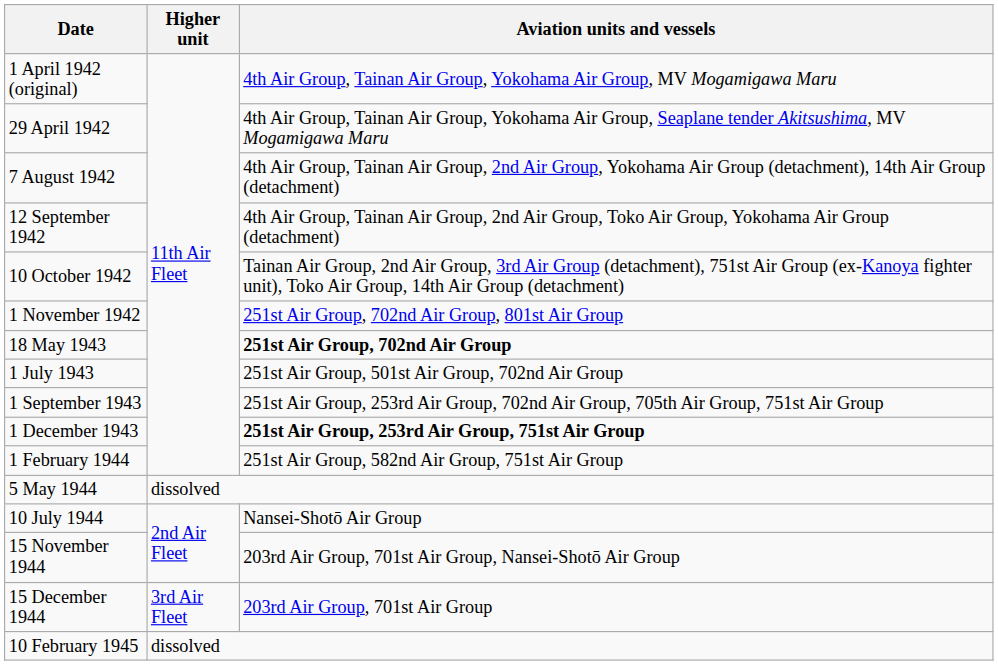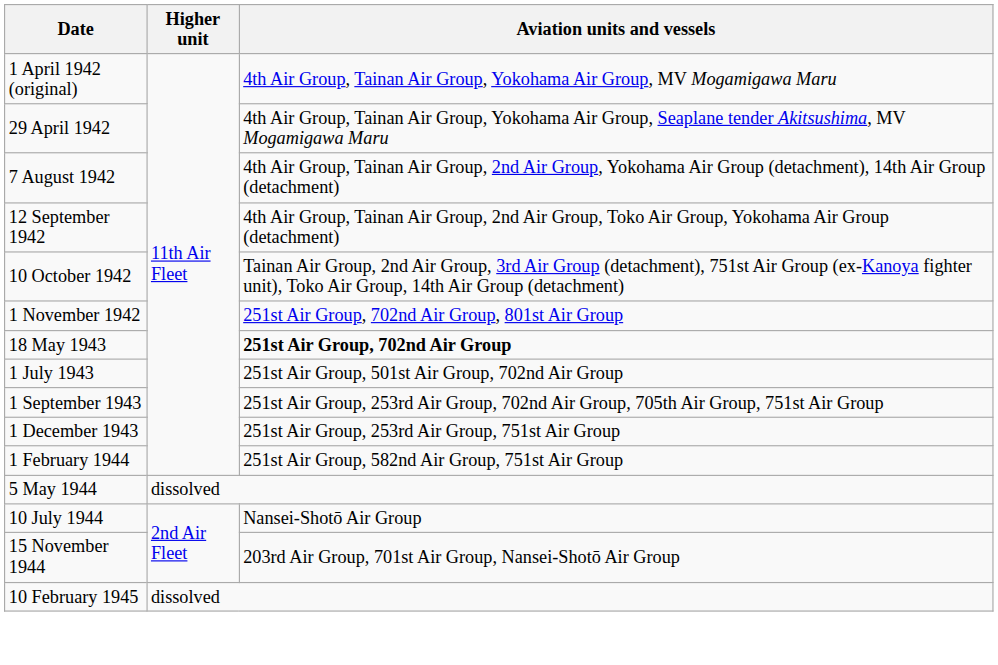(444, 431) bold -> (432, 431) normal
- row: (58, 606)
